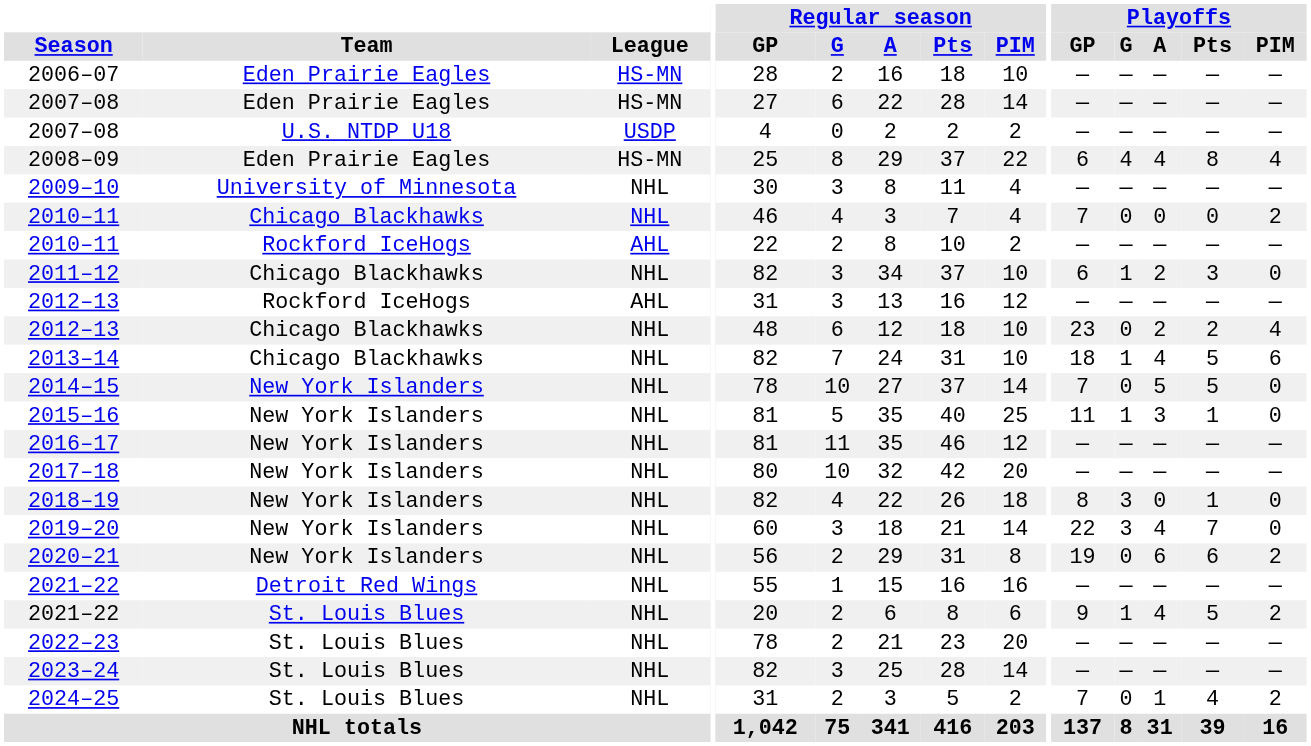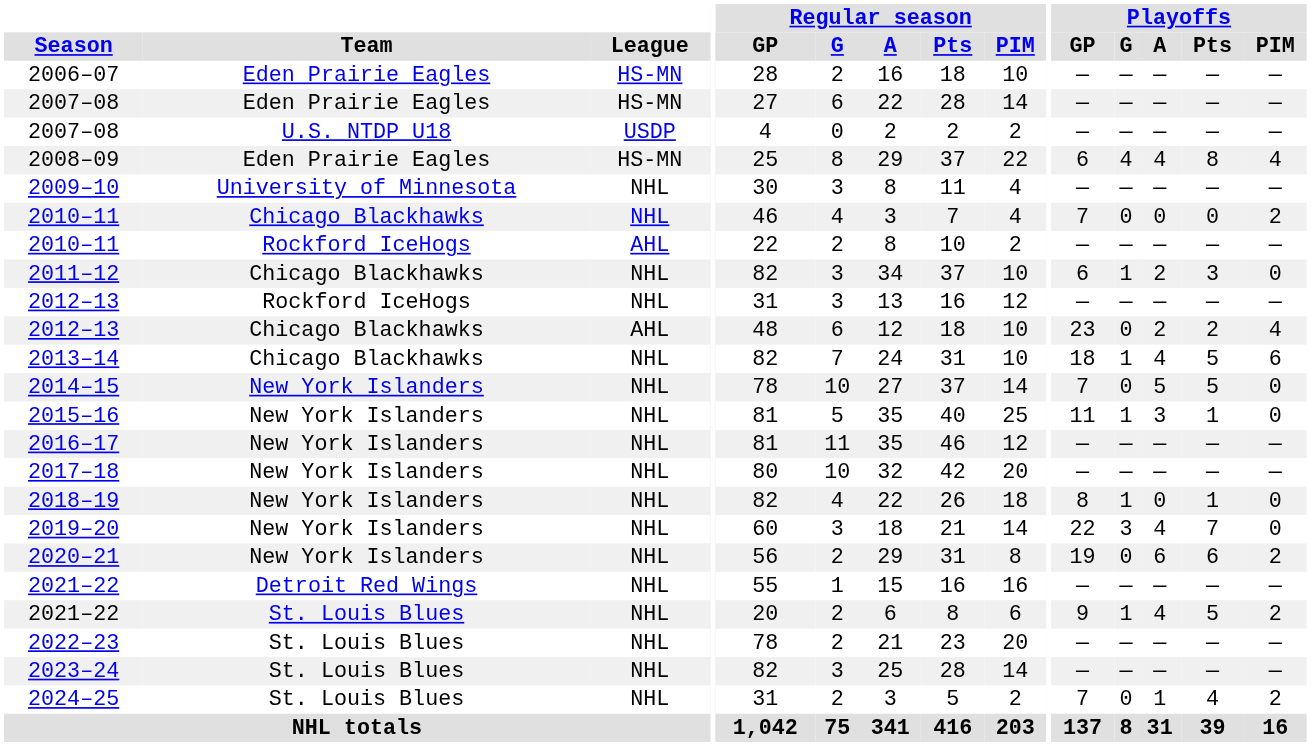(650, 302) AHL -> (650, 302) NHL
(650, 330) NHL -> (650, 330) AHL
(1126, 501) 3 -> (1126, 501) 1
